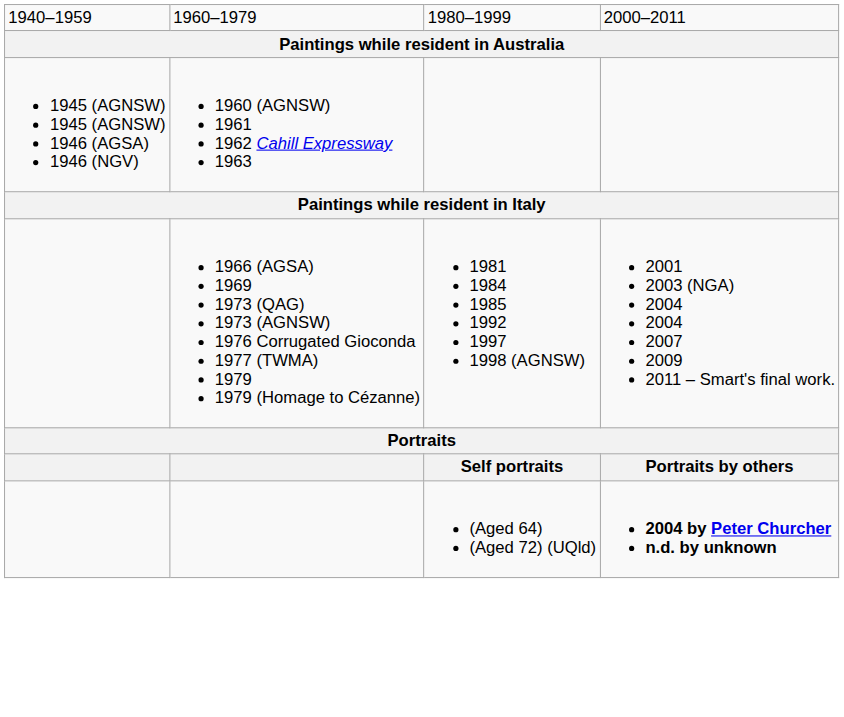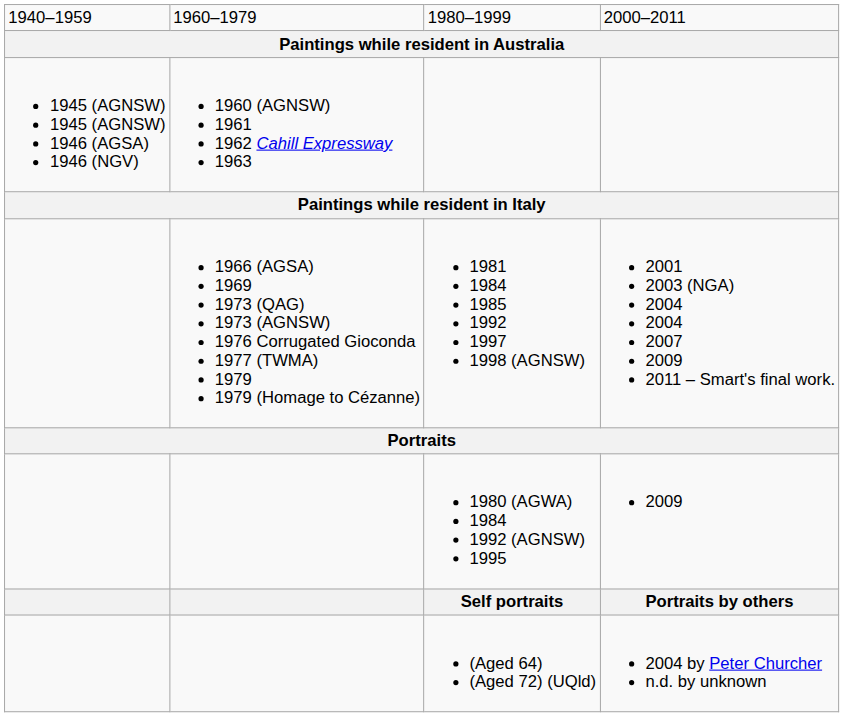+ row: (512, 531)
(719, 538) bold -> (719, 673) normal
